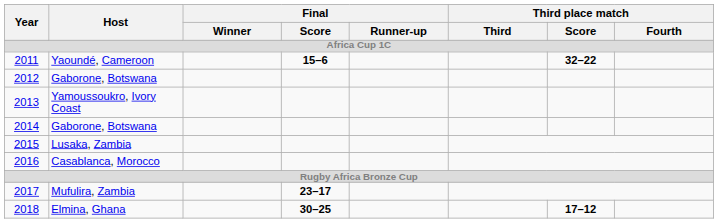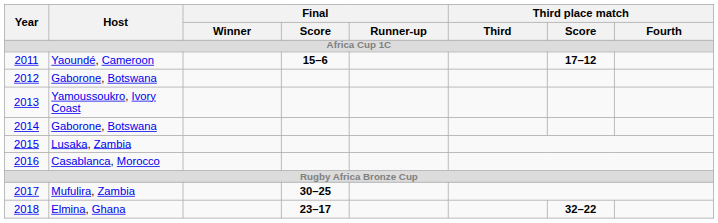(581, 61) 32–22 -> (581, 61) 17–12
(315, 191) 23–17 -> (315, 191) 30–25
(315, 209) 30–25 -> (315, 209) 23–17
(581, 209) 17–12 -> (581, 209) 32–22
